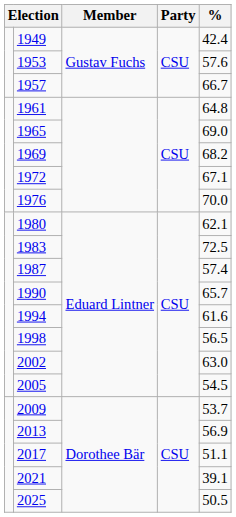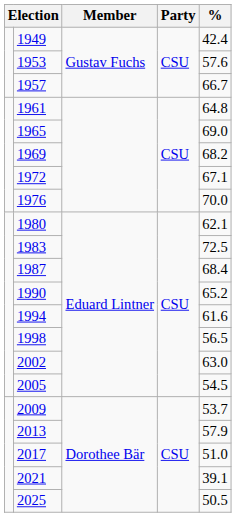(215, 270) 57.4 -> (215, 270) 68.4
(215, 293) 65.7 -> (215, 293) 65.2
(215, 431) 56.9 -> (215, 431) 57.9
(215, 454) 51.1 -> (215, 454) 51.0
